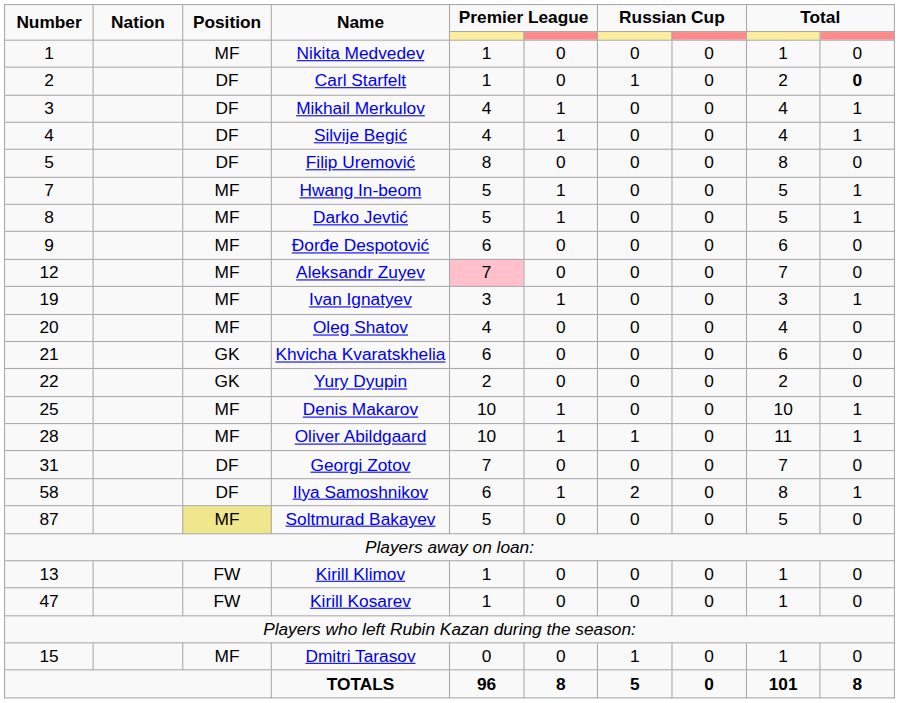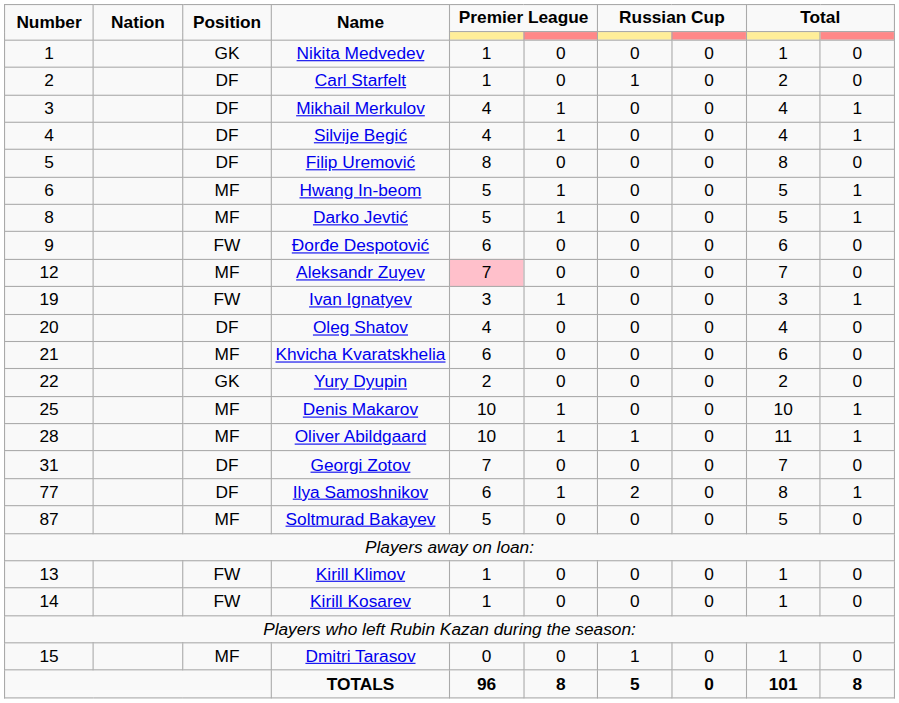(227, 53) MF -> (227, 53) GK
(857, 80) bold -> (857, 80) normal
(49, 190) 7 -> (49, 190) 6
(227, 245) MF -> (227, 245) FW
(227, 300) MF -> (227, 300) FW
(227, 327) MF -> (227, 327) DF
(227, 355) GK -> (227, 355) MF
(49, 492) 58 -> (49, 492) 77
(227, 519) khaki background -> (227, 519) no background
(49, 601) 47 -> (49, 601) 14
